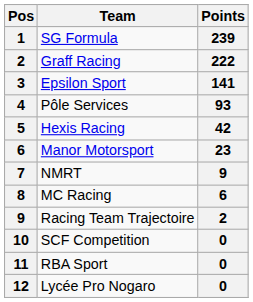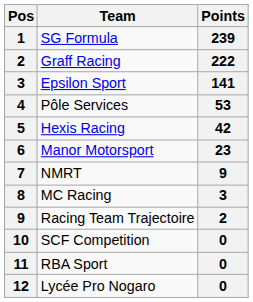(223, 105) 93 -> (223, 105) 53
(223, 195) 6 -> (223, 195) 3
